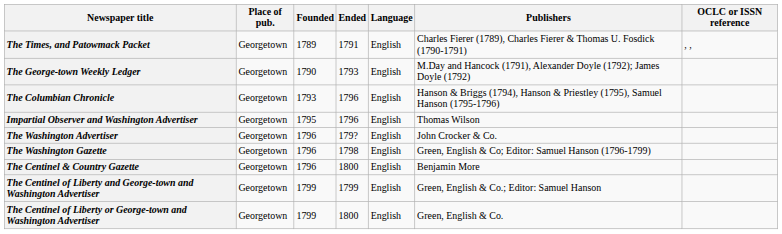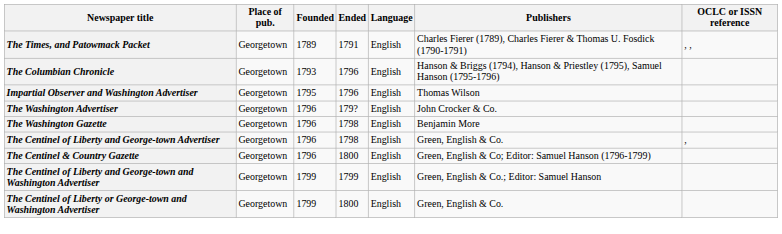- row: (73, 71)
(534, 151) Green, English & Co; Editor: Samuel Hanson (1796-1799) -> (448, 124) Benjamin More
+ row: (113, 140)
(448, 167) Benjamin More -> (534, 155) Green, English & Co; Editor: Samuel Hanson (1796-1799)
